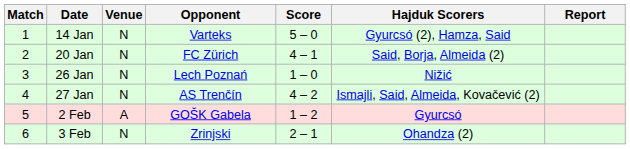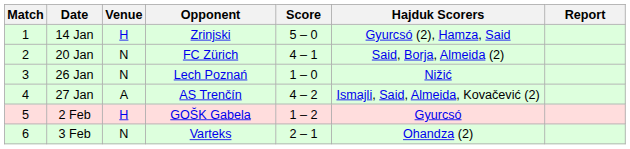(124, 35) N -> (124, 35) H
(211, 35) Varteks -> (211, 35) Zrinjski
(124, 94) N -> (124, 94) A
(124, 114) A -> (124, 114) H
(211, 134) Zrinjski -> (211, 134) Varteks
